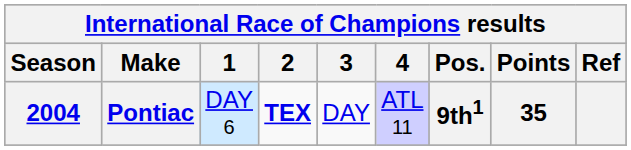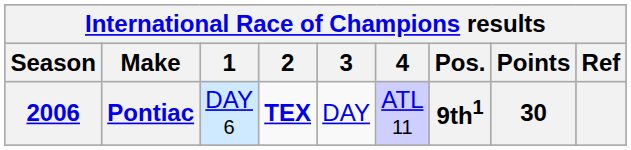(53, 114) 2004 -> (53, 114) 2006
(534, 114) 35 -> (534, 114) 30
